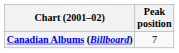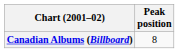(154, 39) 7 -> (154, 39) 8
